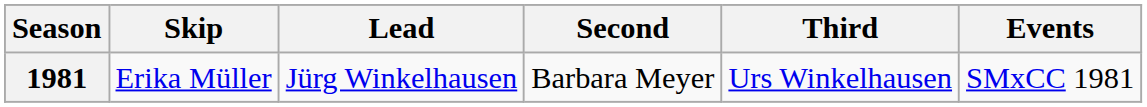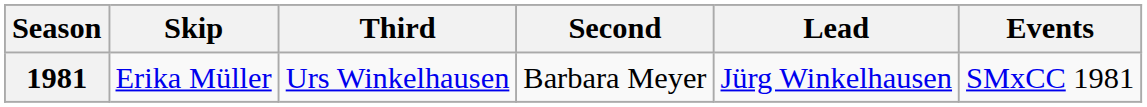columns swapped: (840, 28) <-> (401, 28)
